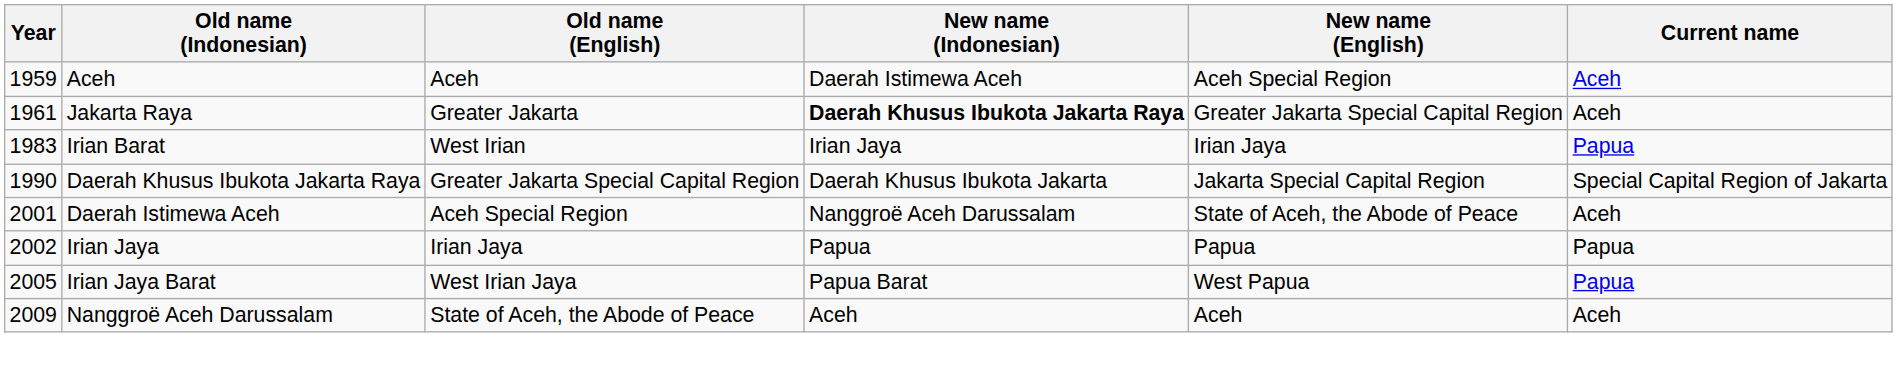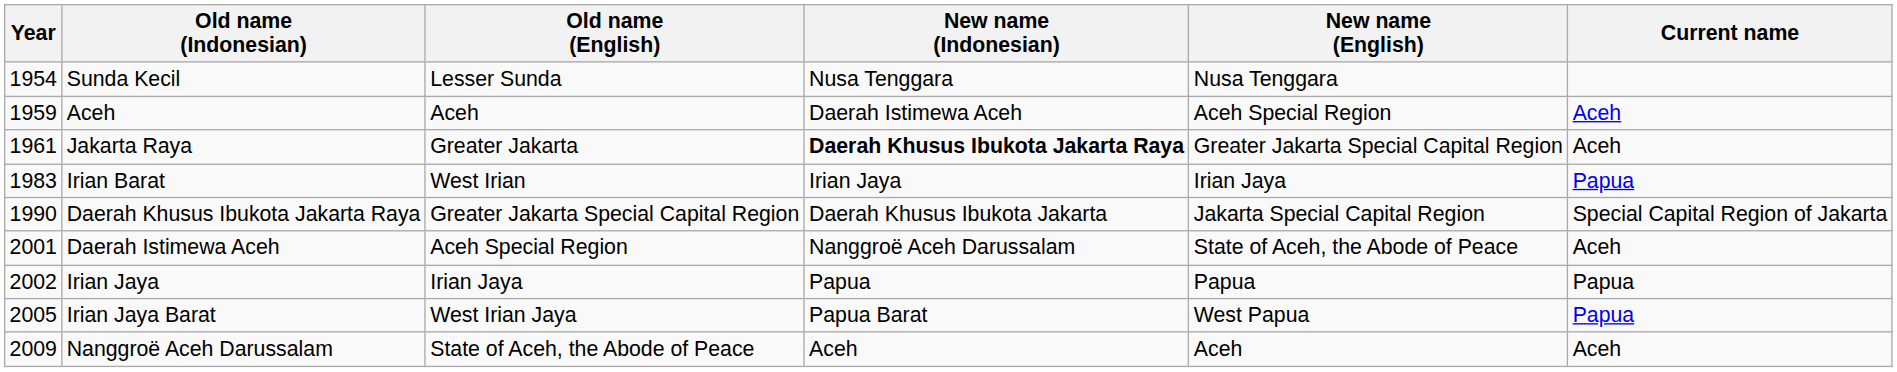+ row: (124, 79)
